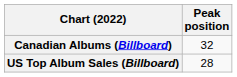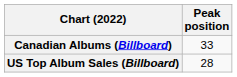(207, 44) 32 -> (207, 44) 33
